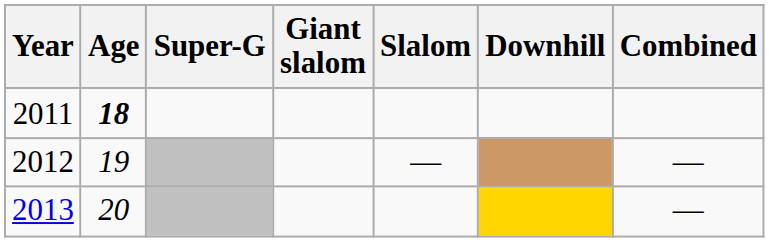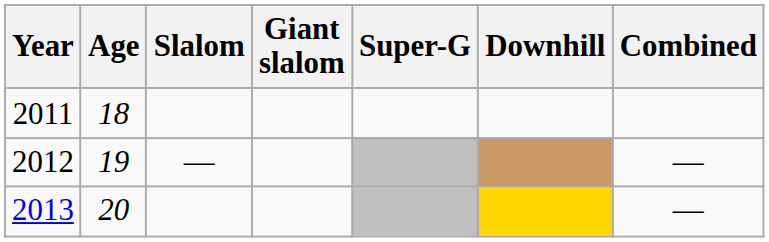columns swapped: (426, 46) <-> (210, 46)
(114, 112) bold -> (114, 112) normal
